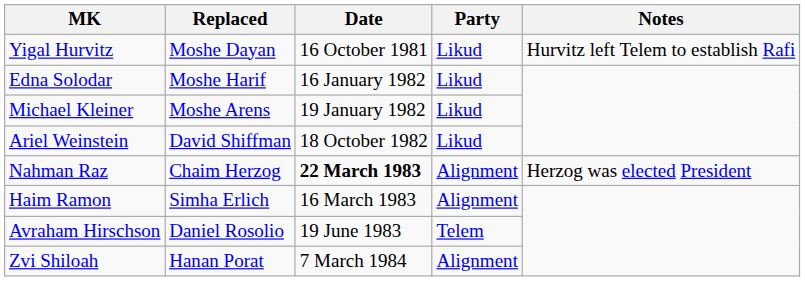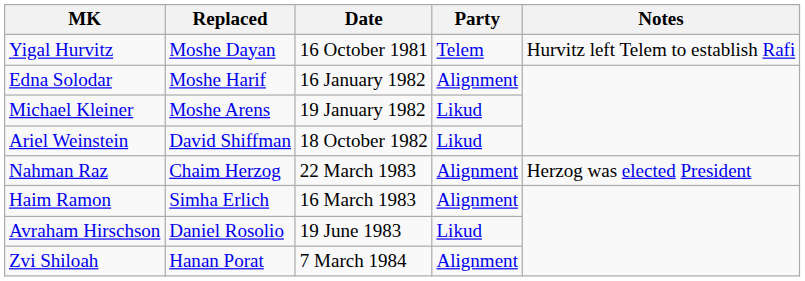(459, 49) Likud -> (460, 49) Telem
(459, 79) Likud -> (477, 79) Alignment
(360, 170) bold -> (358, 170) normal
(460, 230) Telem -> (459, 230) Likud
